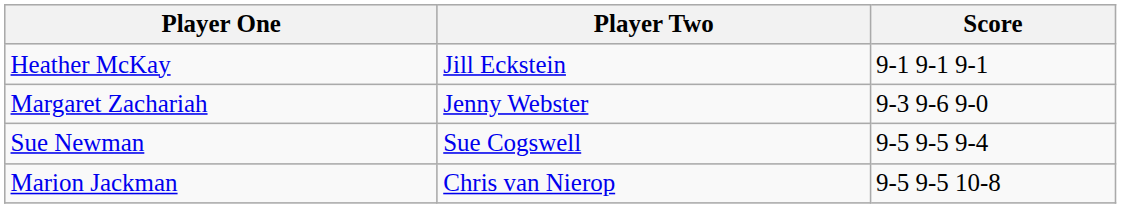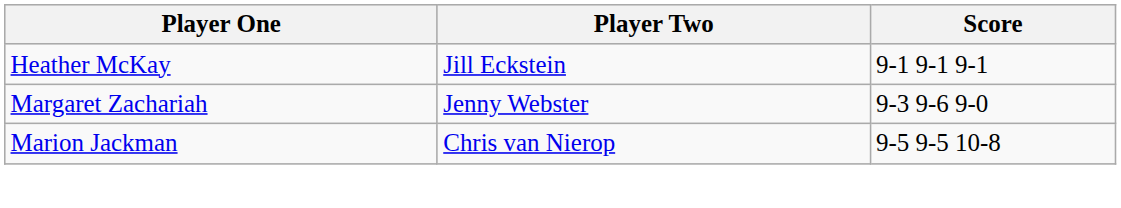- row: (77, 143)
